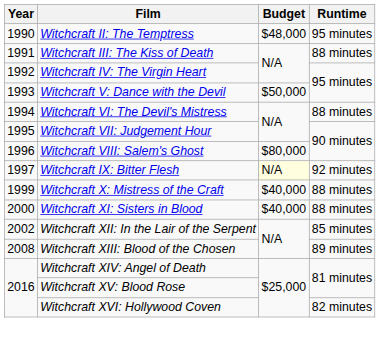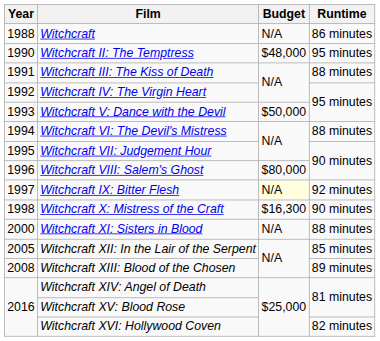+ row: (68, 33)
(21, 190) 1999 -> (21, 209) 1998
(284, 190) $40,000 -> (284, 209) $16,300
(342, 190) 88 minutes -> (342, 209) 90 minutes
(284, 209) $40,000 -> (272, 229) N/A
(21, 229) 2002 -> (21, 248) 2005
